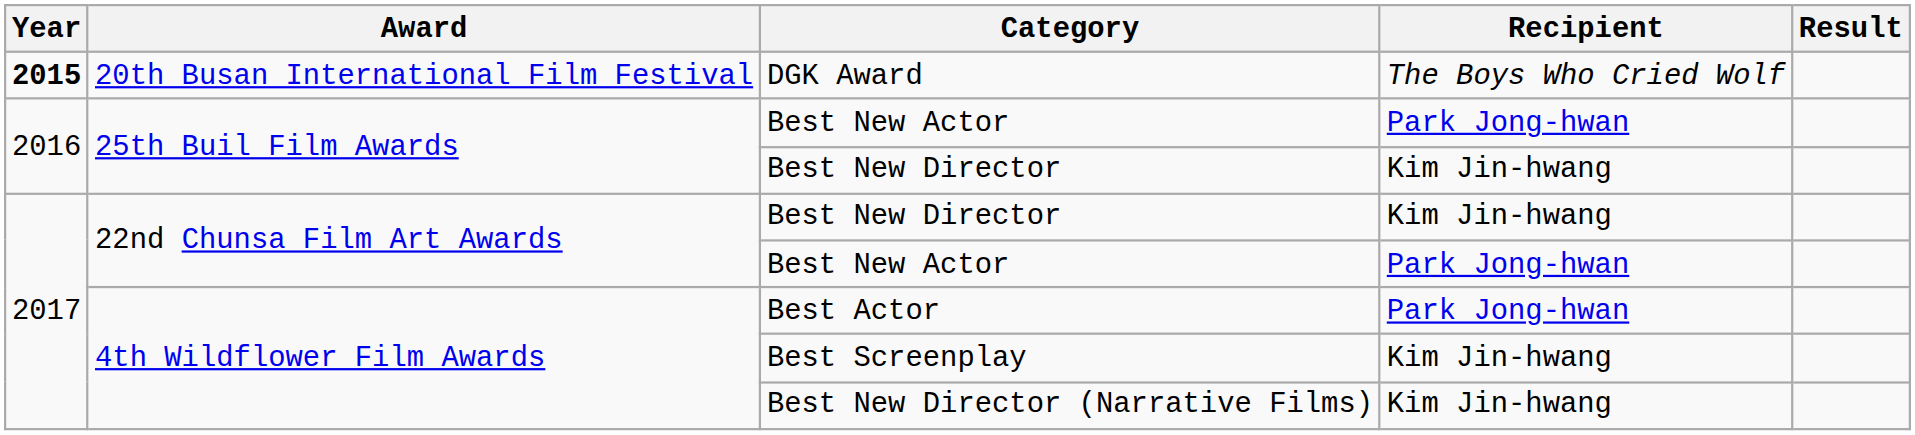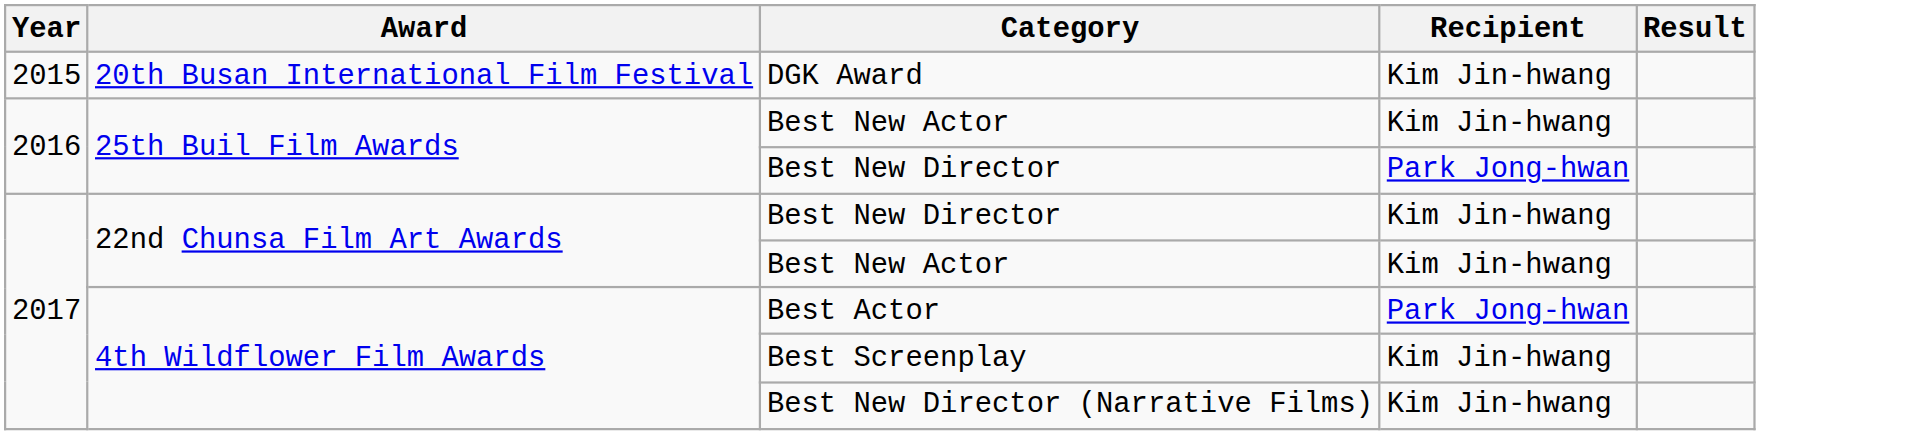(47, 76) bold -> (47, 76) normal
(1586, 76) The Boys Who Cried Wolf -> (1499, 76) Kim Jin-hwang
(1508, 123) Park Jong-hwan -> (1499, 123) Kim Jin-hwang
(1499, 170) Kim Jin-hwang -> (1508, 170) Park Jong-hwan
(1508, 264) Park Jong-hwan -> (1499, 264) Kim Jin-hwang
